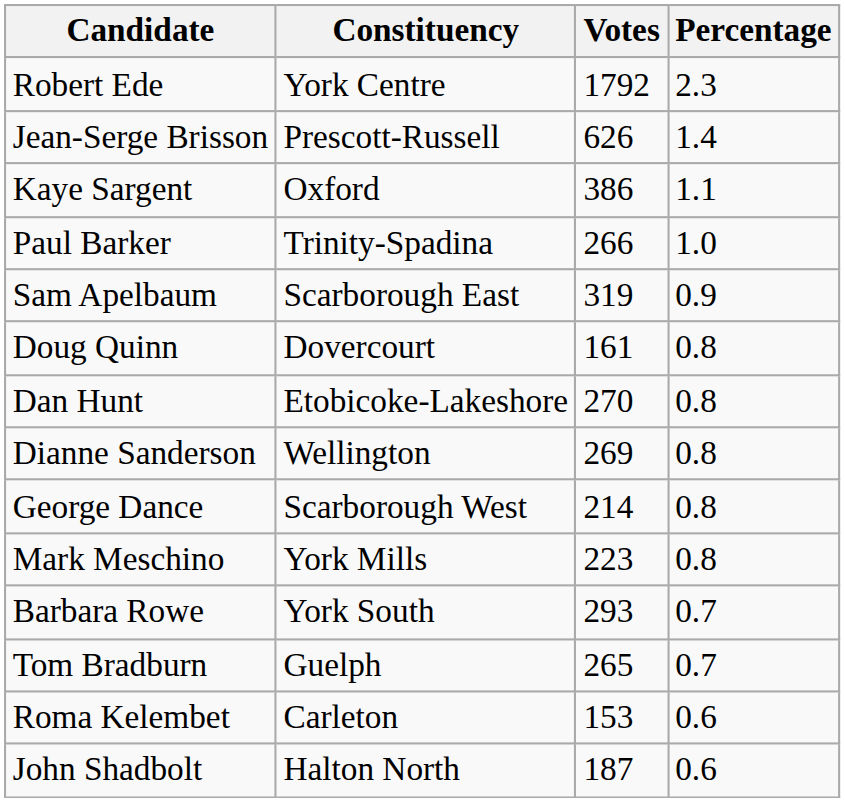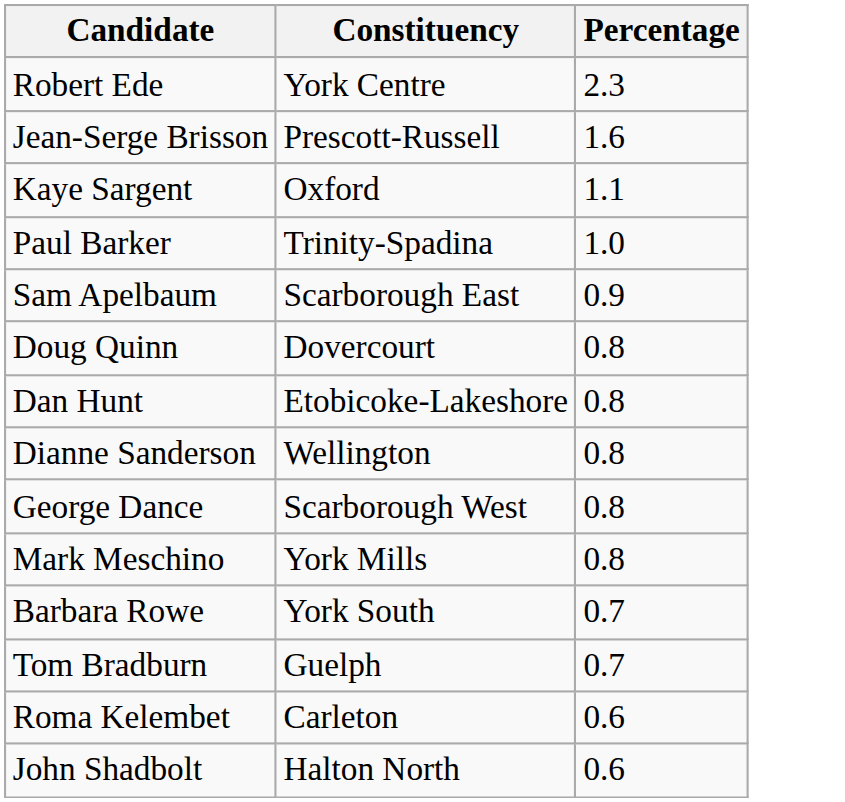- column: (622, 30)
(696, 136) 1.4 -> (604, 136) 1.6
